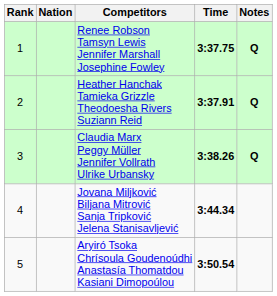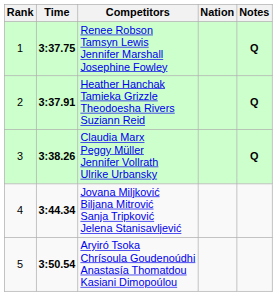columns swapped: (55, 13) <-> (216, 13)
